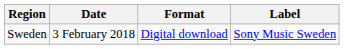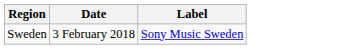- column: (184, 14)
